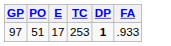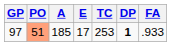+ column: (61, 13)
(38, 32) no background -> (38, 32) lightsalmon background
